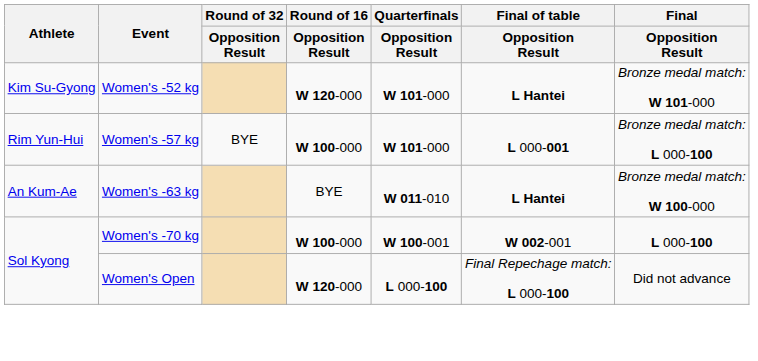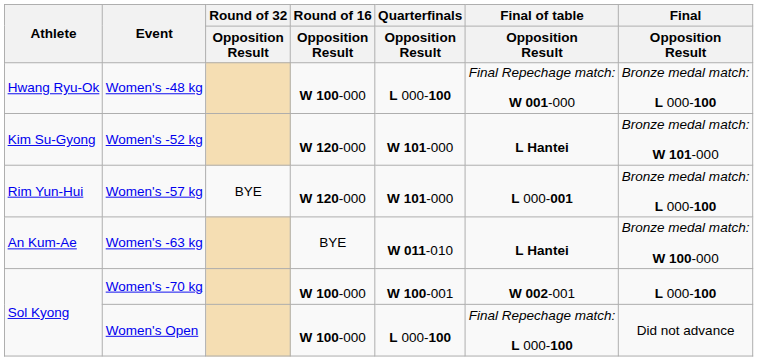+ row: (154, 88)
(329, 147) W 100-000 -> (333, 199) W 120-000
(329, 287) W 120-000 -> (333, 338) W 100-000
